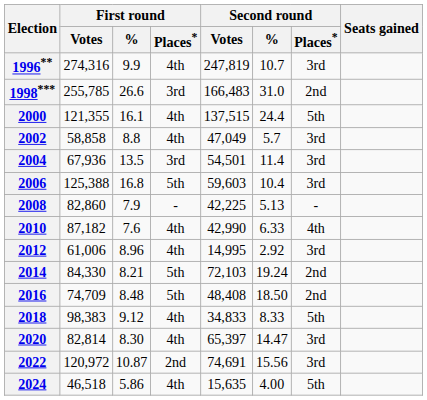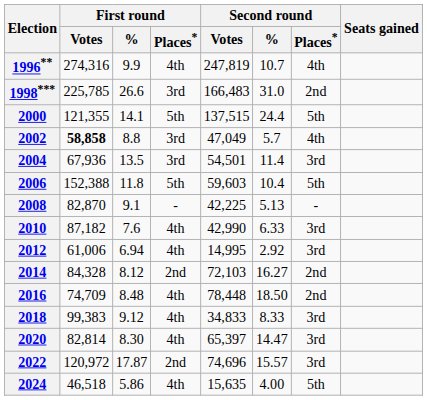(316, 66) 3rd -> (316, 66) 4th
(86, 92) 255,785 -> (86, 92) 225,785
(132, 116) 16.1 -> (132, 116) 14.1
(176, 116) 4th -> (176, 116) 5th
(86, 138) normal -> (86, 138) bold
(176, 138) 4th -> (176, 138) 3rd
(316, 138) 3rd -> (316, 138) 4th
(86, 183) 125,388 -> (86, 183) 152,388
(132, 183) 16.8 -> (132, 183) 11.8
(316, 183) 3rd -> (316, 183) 5th
(86, 205) 82,860 -> (86, 205) 82,870
(132, 205) 7.9 -> (132, 205) 9.1
(316, 228) 4th -> (316, 228) 3rd
(132, 250) 8.96 -> (132, 250) 6.94
(86, 272) 84,330 -> (86, 272) 84,328
(132, 272) 8.21 -> (132, 272) 8.12
(176, 272) 5th -> (176, 272) 2nd
(272, 272) 19.24 -> (272, 272) 16.27
(176, 295) 5th -> (176, 295) 4th
(227, 295) 48,408 -> (227, 295) 78,448
(86, 317) 98,383 -> (86, 317) 99,383
(316, 317) 5th -> (316, 317) 3rd
(132, 362) 10.87 -> (132, 362) 17.87
(227, 362) 74,691 -> (227, 362) 74,696
(272, 362) 15.56 -> (272, 362) 15.57
